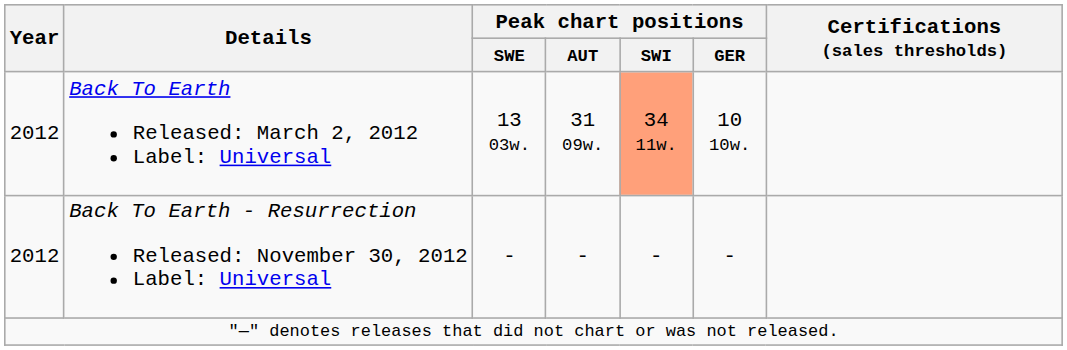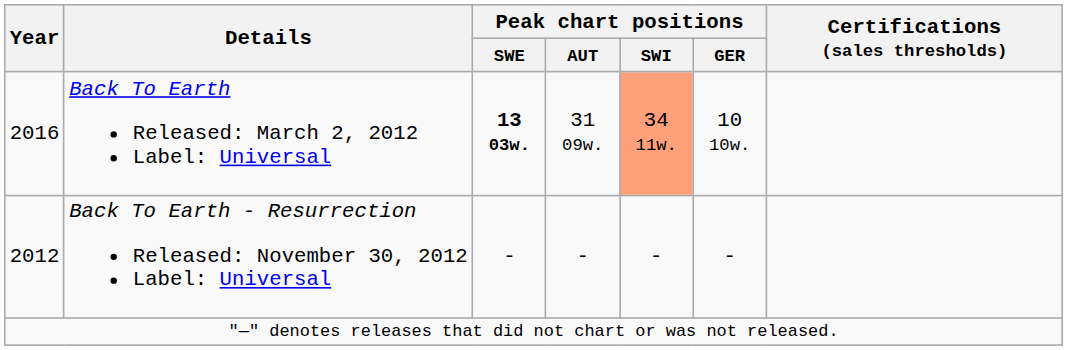(35, 134) 2012 -> (35, 134) 2016
(509, 133) normal -> (509, 134) bold
